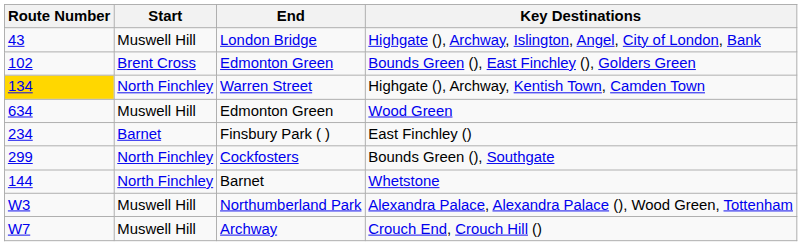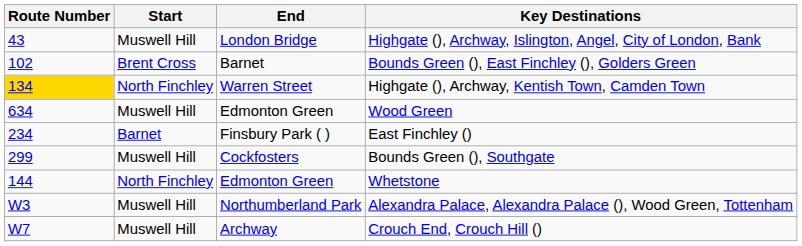(277, 63) Edmonton Green -> (242, 63) Barnet
(165, 157) North Finchley -> (157, 157) Muswell Hill
(242, 181) Barnet -> (277, 181) Edmonton Green
